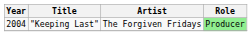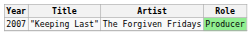(16, 24) 2004 -> (16, 24) 2007
